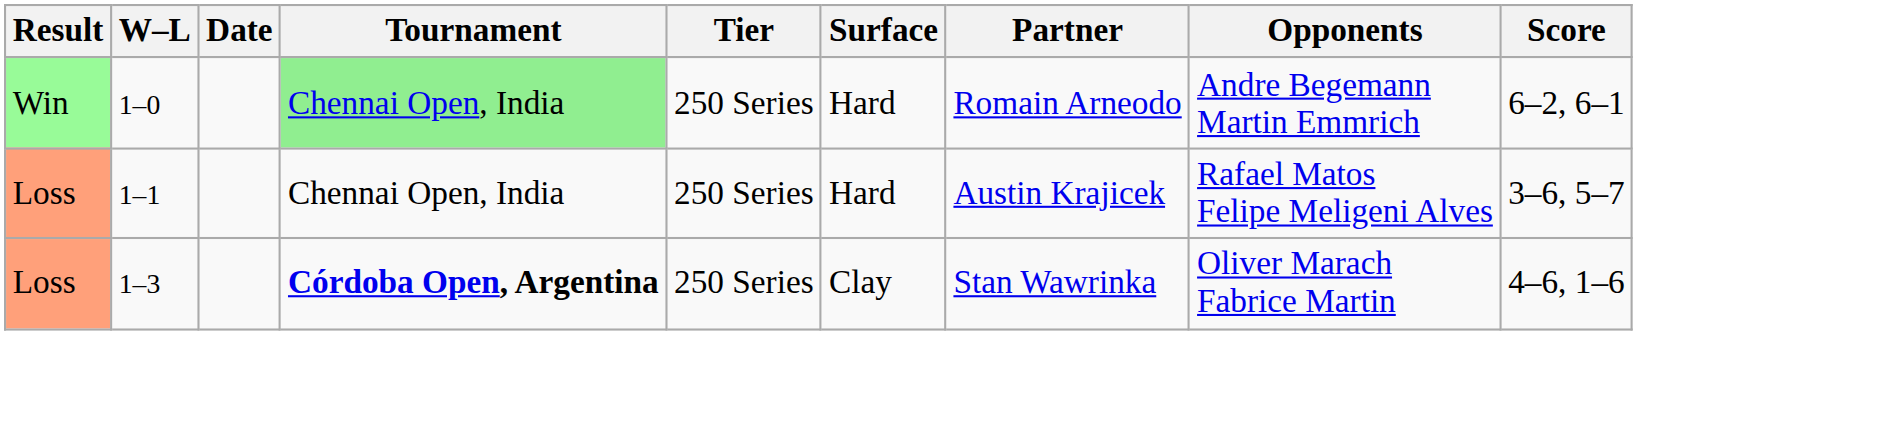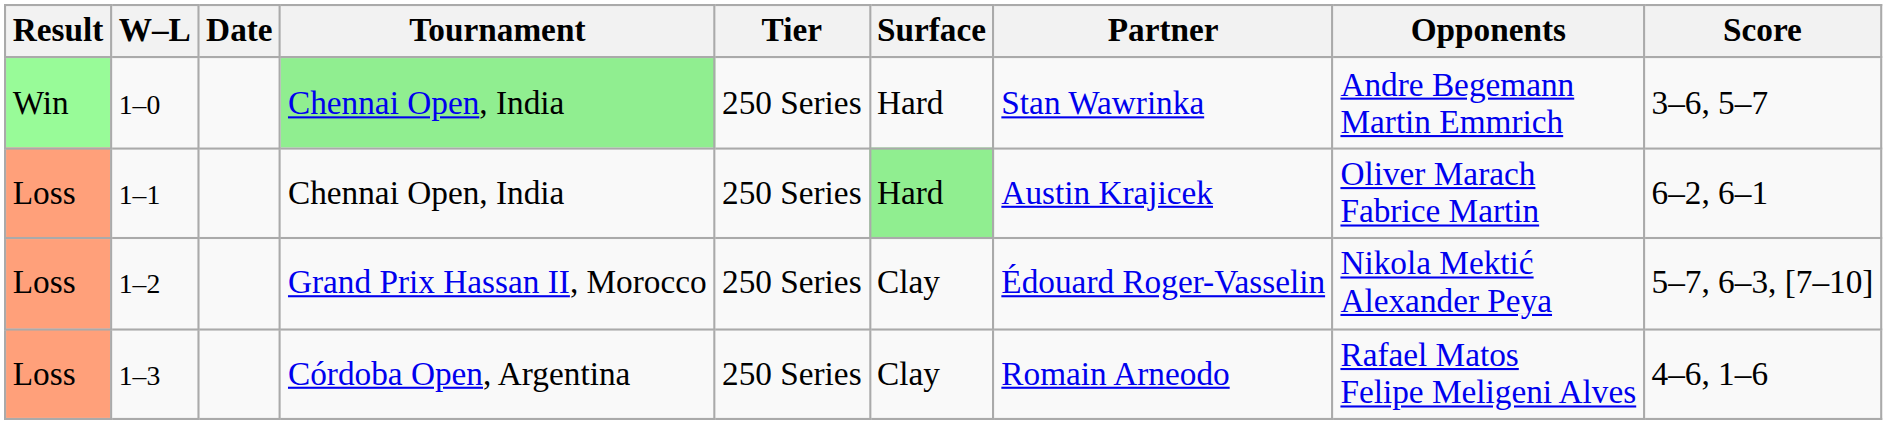(1068, 102) Romain Arneodo -> (1103, 102) Stan Wawrinka
(1566, 102) 6–2, 6–1 -> (1710, 102) 3–6, 5–7
(862, 192) no background -> (910, 192) lightgreen background
(1345, 192) Rafael Matos Felipe Meligeni Alves -> (1440, 192) Oliver Marach Fabrice Martin
(1566, 192) 3–6, 5–7 -> (1710, 192) 6–2, 6–1
+ row: (139, 284)
(473, 282) bold -> (459, 373) normal
(1055, 282) Stan Wawrinka -> (1116, 373) Romain Arneodo
(1296, 282) Oliver Marach Fabrice Martin -> (1488, 373) Rafael Matos Felipe Meligeni Alves
